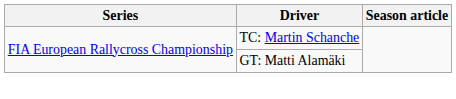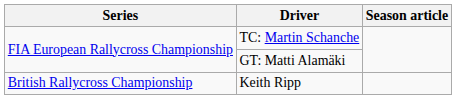+ row: (270, 83)
